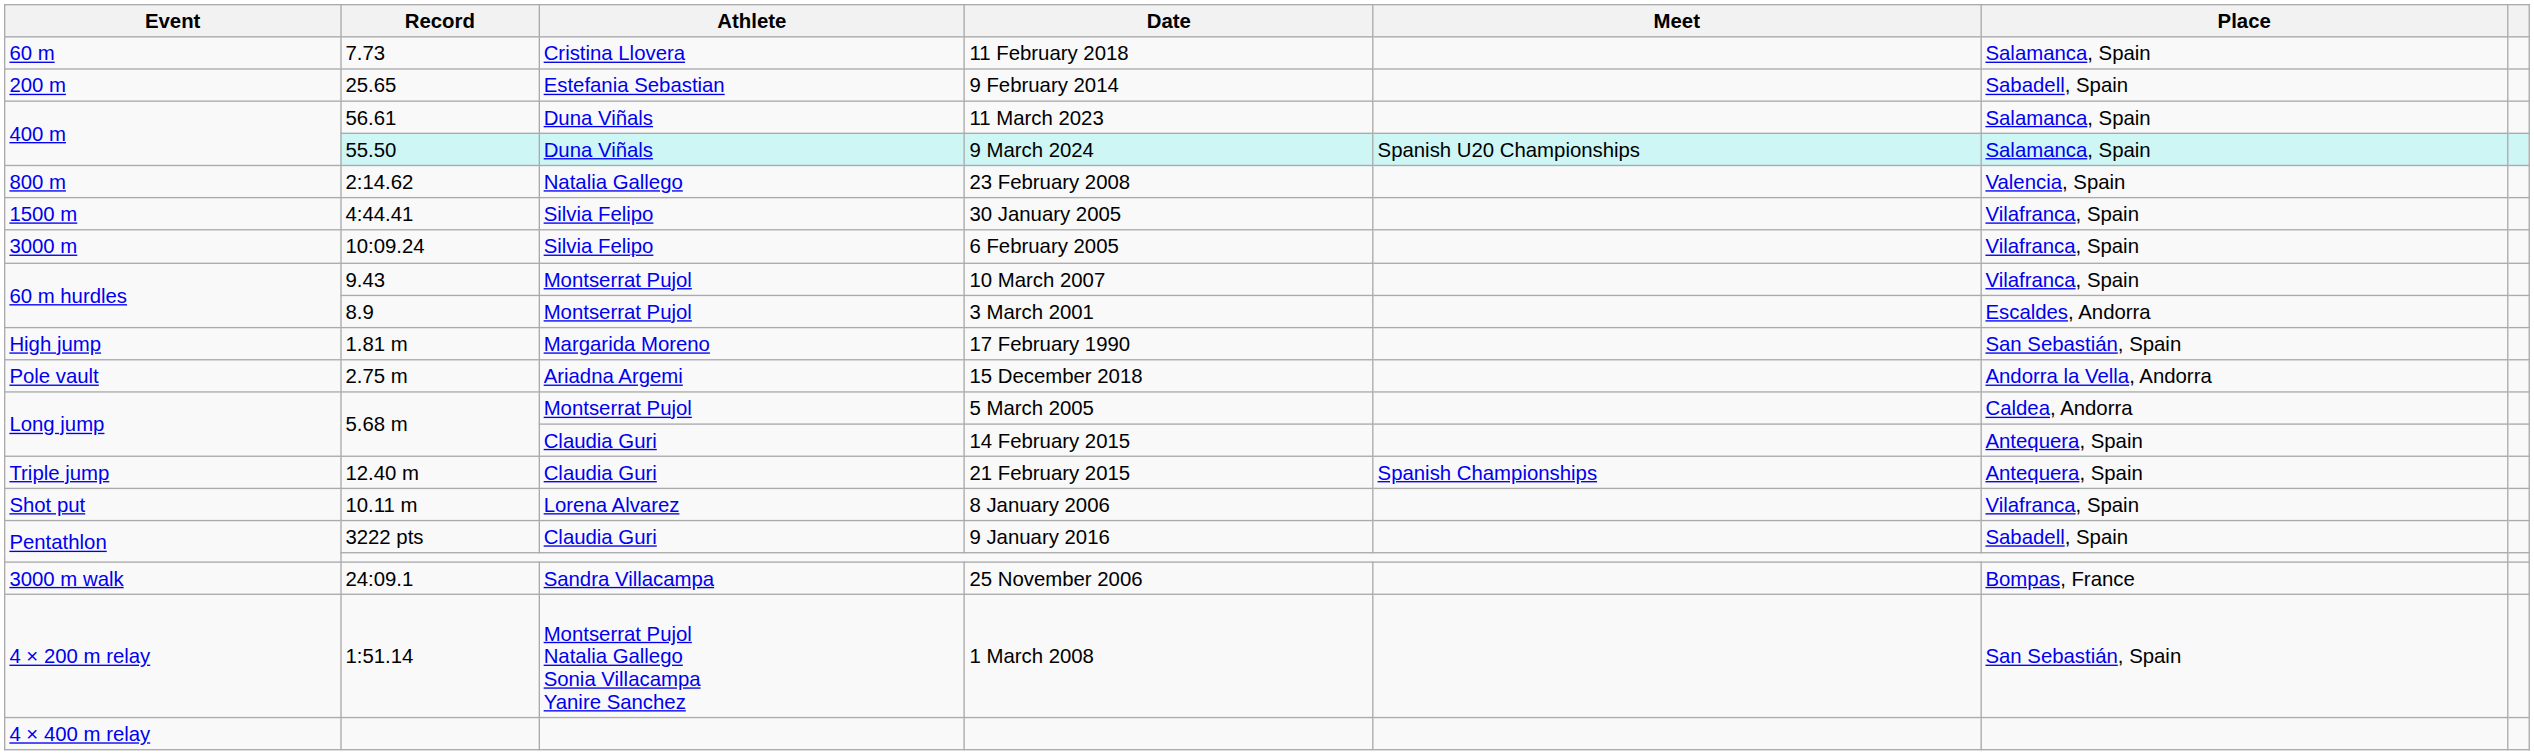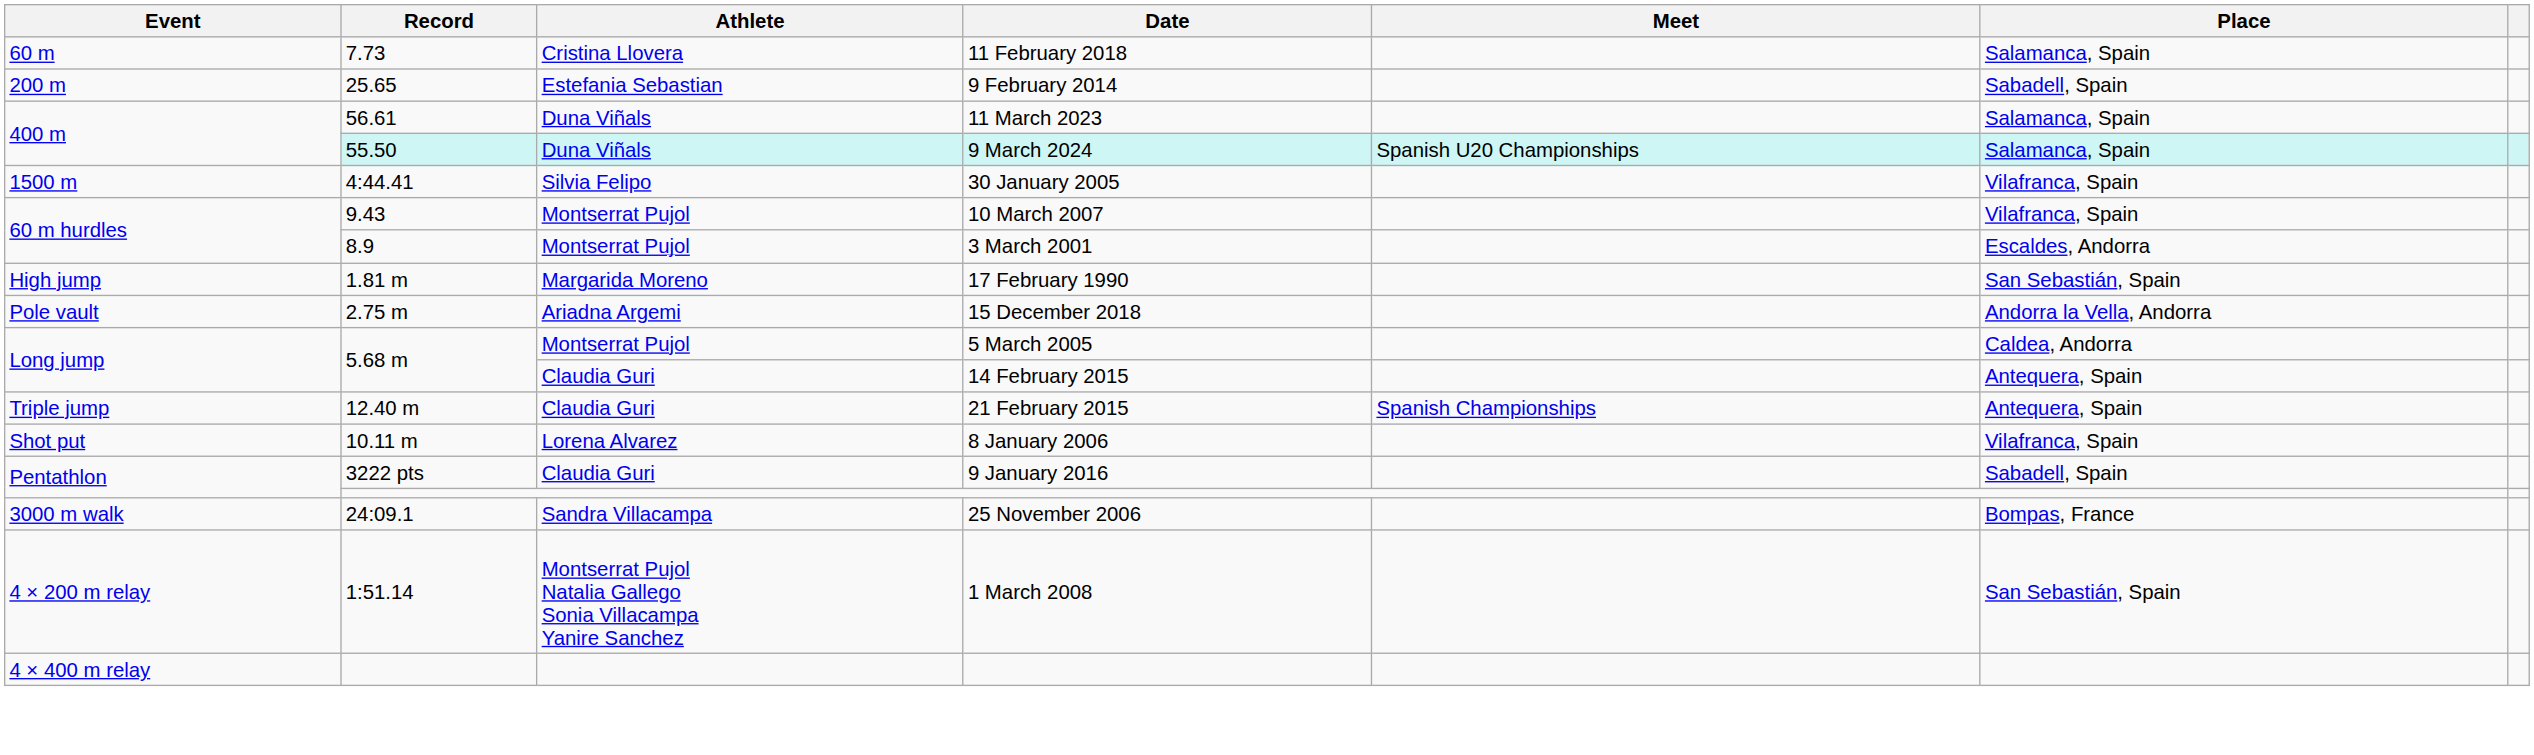- row: (38, 182)
- row: (43, 247)
